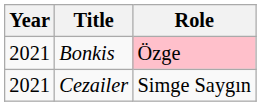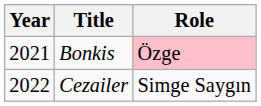(30, 85) 2021 -> (30, 85) 2022
